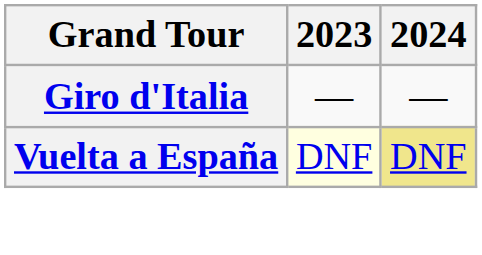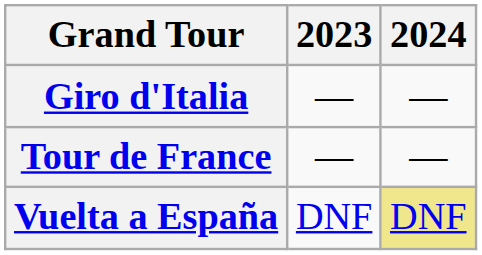+ row: (146, 156)
(334, 156) lightyellow background -> (334, 216) no background
